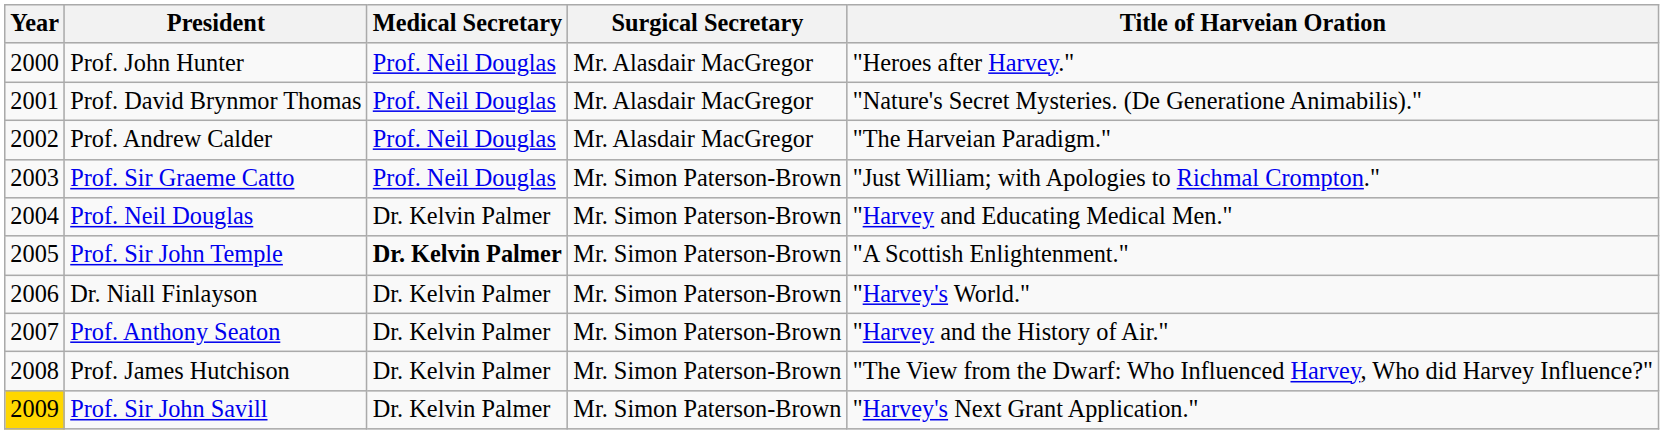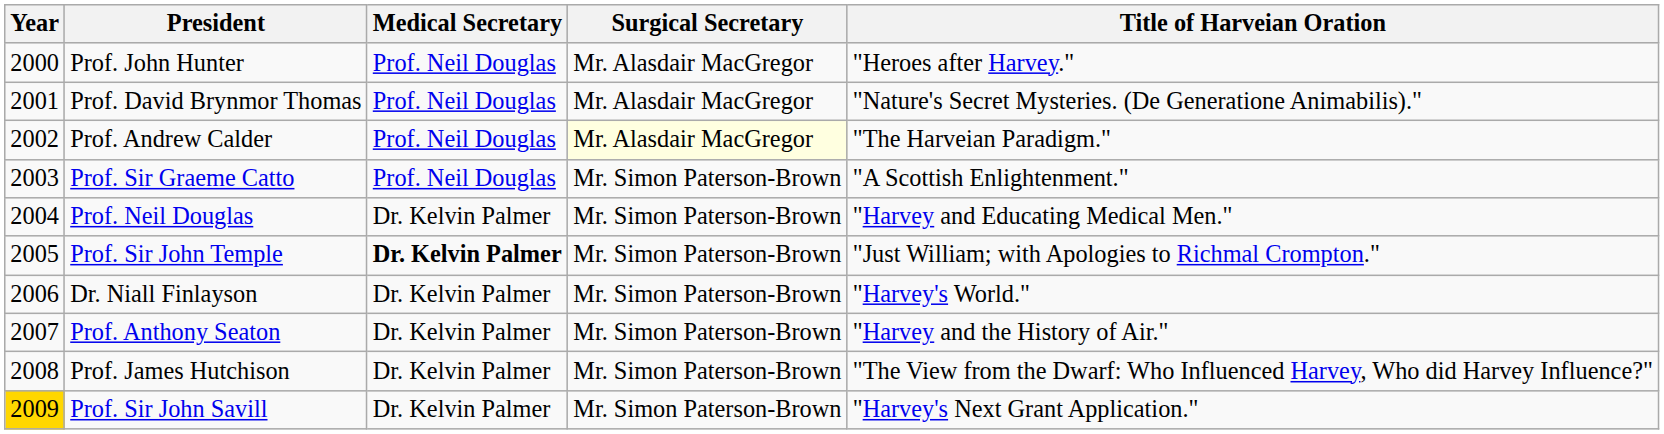(693, 139) no background -> (693, 139) lightyellow background
(1116, 178) "Just William; with Apologies to Richmal Crompton." -> (991, 178) "A Scottish Enlightenment."
(991, 255) "A Scottish Enlightenment." -> (1116, 255) "Just William; with Apologies to Richmal Crompton."
